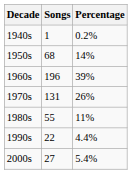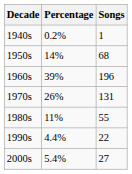columns swapped: (57, 14) <-> (100, 14)
